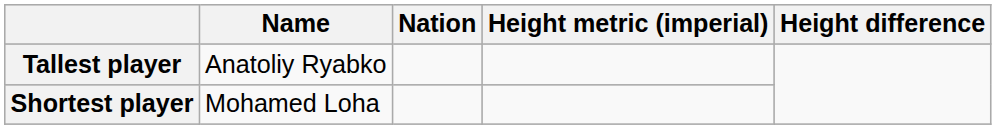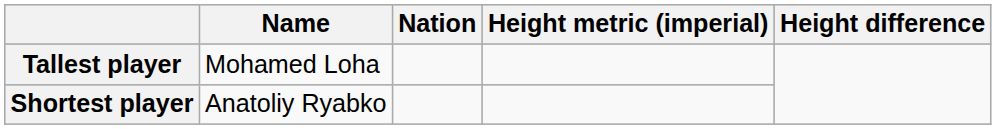(296, 64) Anatoliy Ryabko -> (292, 64) Mohamed Loha
(292, 104) Mohamed Loha -> (296, 104) Anatoliy Ryabko
